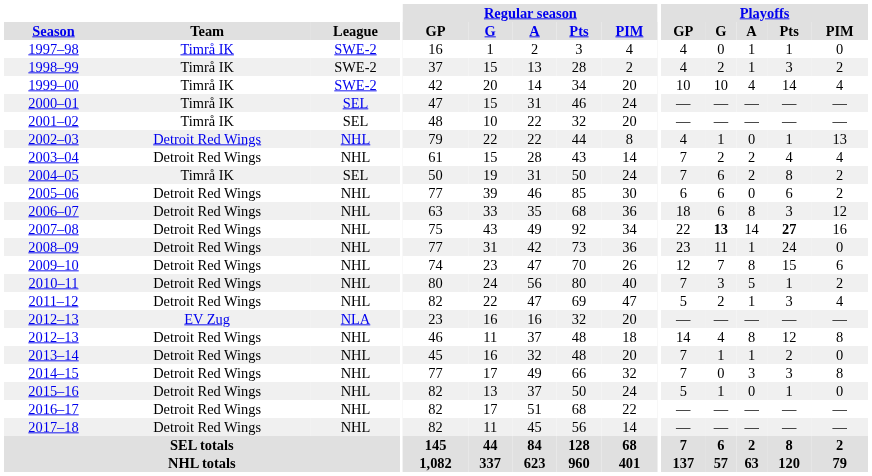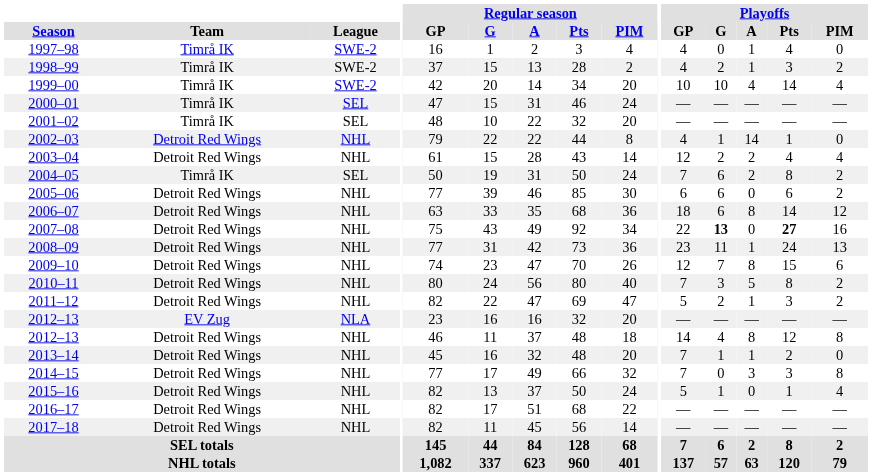(789, 49) 1 -> (789, 49) 4
(752, 139) 0 -> (752, 139) 14
(840, 139) 13 -> (840, 139) 0
(683, 157) 7 -> (683, 157) 12
(789, 211) 3 -> (789, 211) 14
(752, 229) 14 -> (752, 229) 0
(840, 247) 0 -> (840, 247) 13
(789, 283) 1 -> (789, 283) 8
(840, 301) 4 -> (840, 301) 2
(840, 391) 0 -> (840, 391) 4
